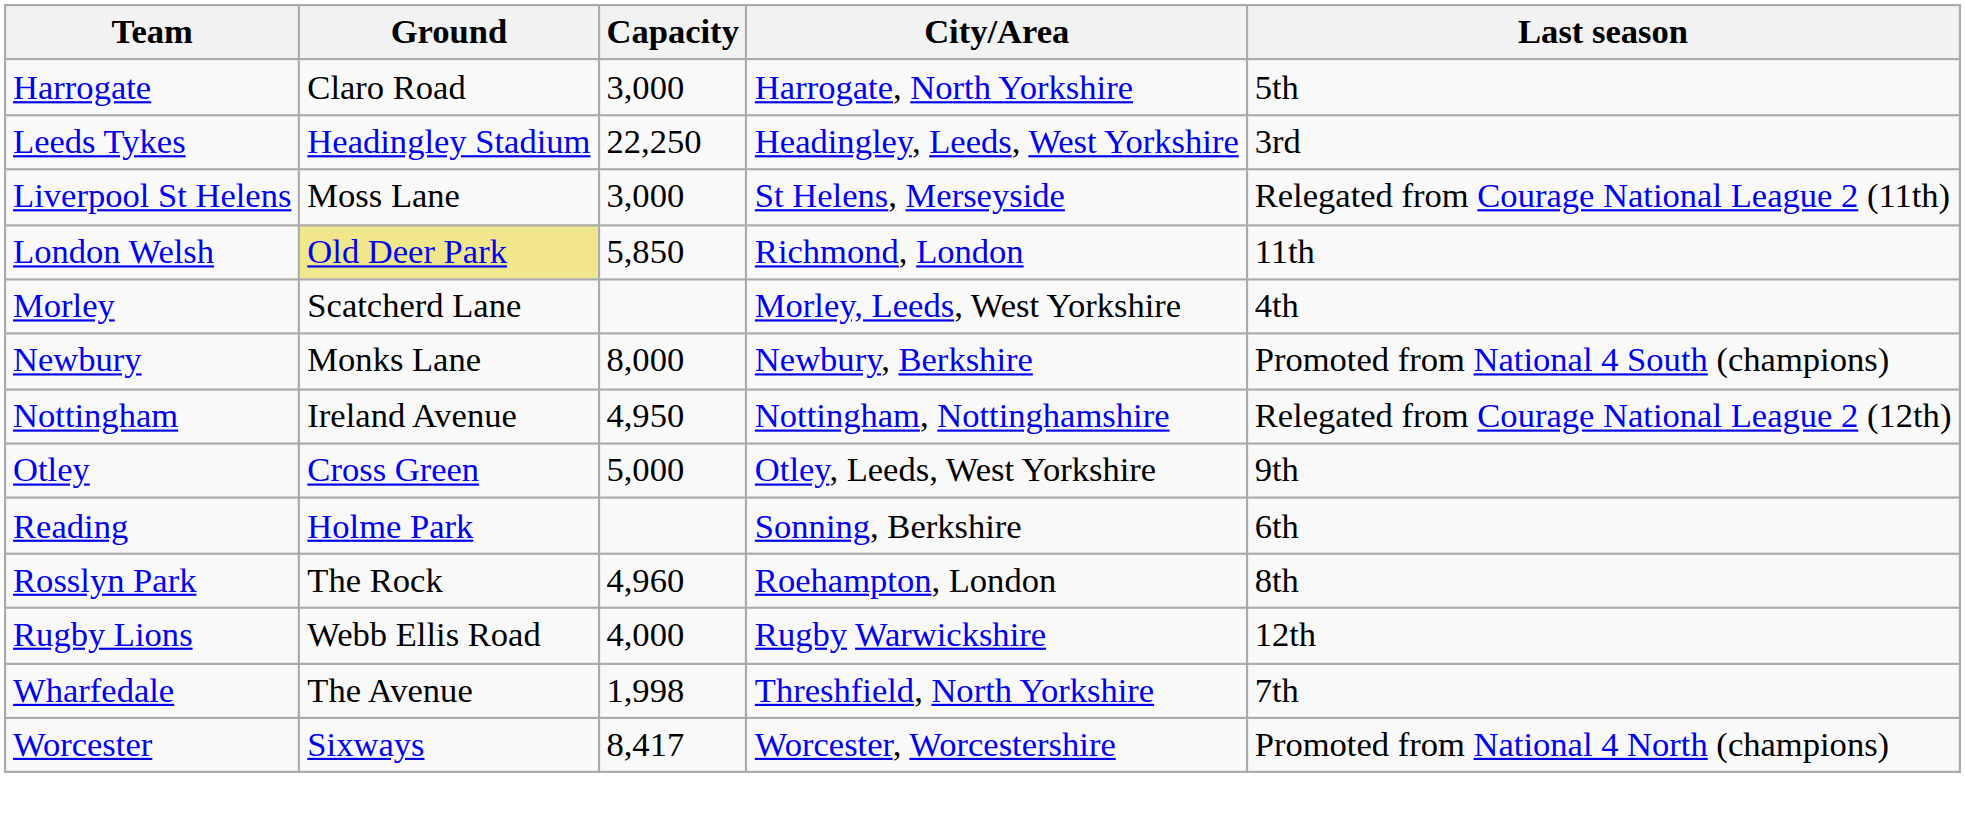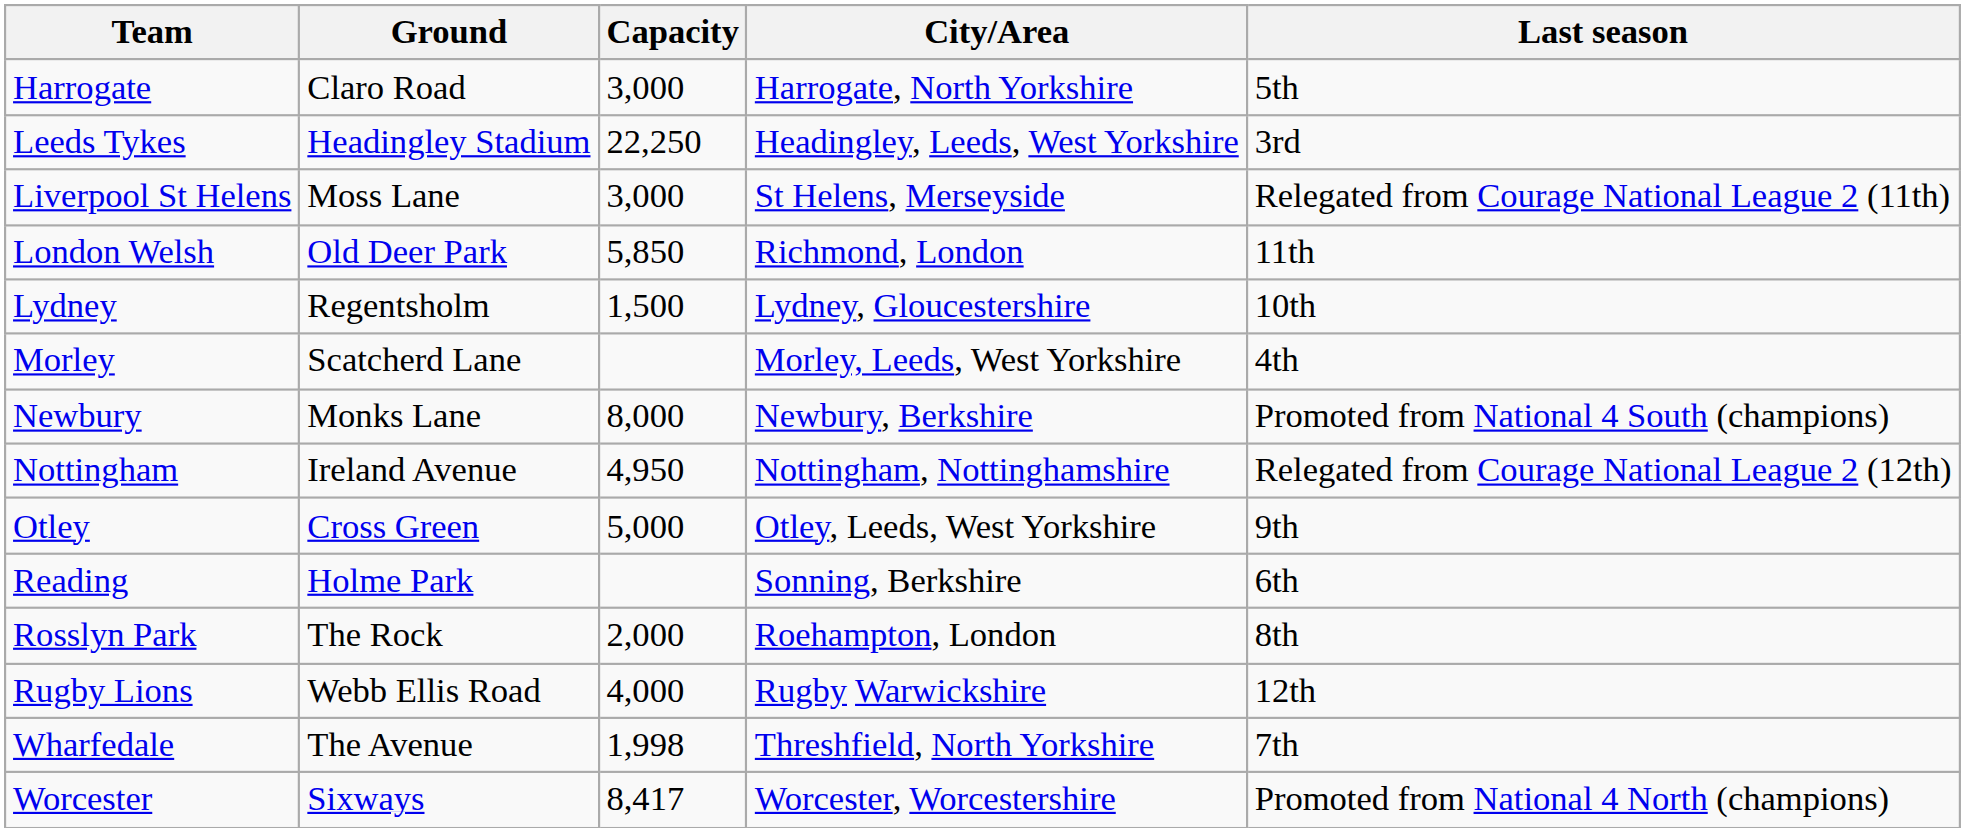(407, 251) khaki background -> (407, 251) no background
+ row: (65, 305)
(645, 580) 4,960 -> (645, 634) 2,000
